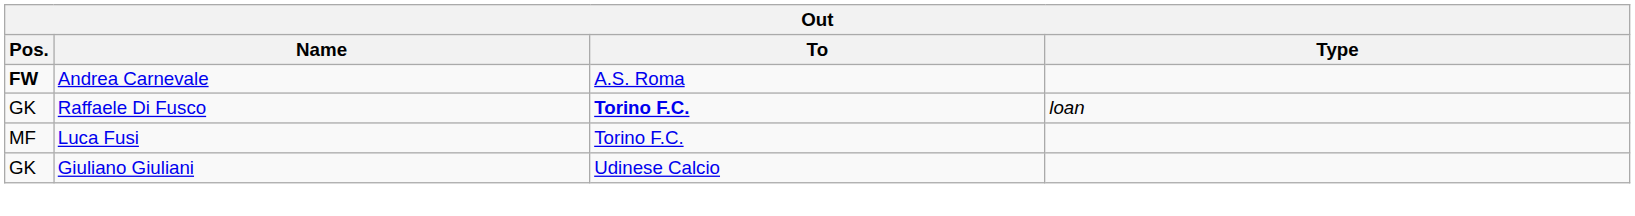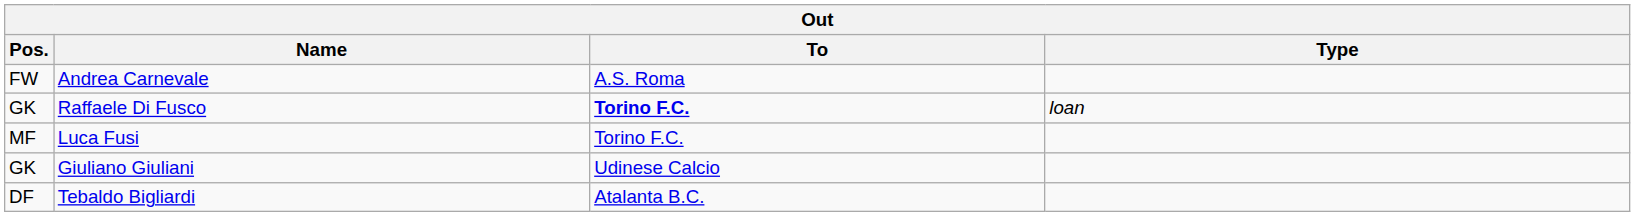(24, 79) bold -> (24, 79) normal
+ row: (126, 197)
